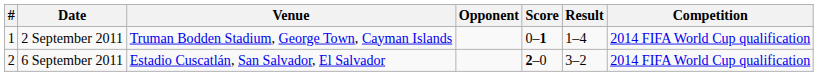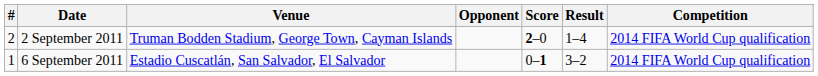(11, 37) 1 -> (11, 37) 2
(536, 37) 0–1 -> (536, 37) 2–0
(11, 60) 2 -> (11, 60) 1
(536, 60) 2–0 -> (536, 60) 0–1
